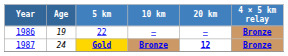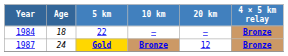(25, 33) 1986 -> (25, 33) 1984
(61, 33) 19 -> (61, 33) 18
(205, 46) bold -> (205, 46) normal
